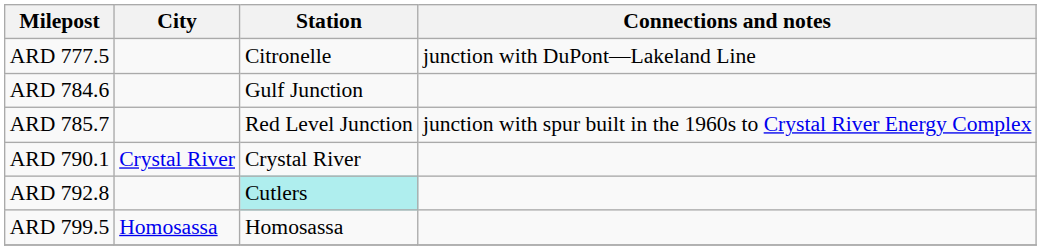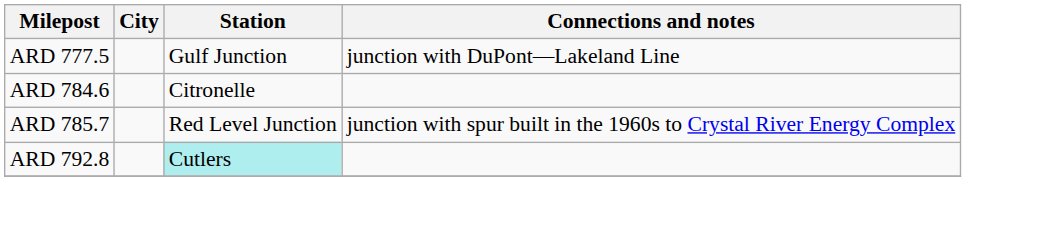(288, 55) Citronelle -> (228, 55) Gulf Junction
(304, 90) Gulf Junction -> (212, 90) Citronelle
- row: (59, 158)
- row: (59, 227)
